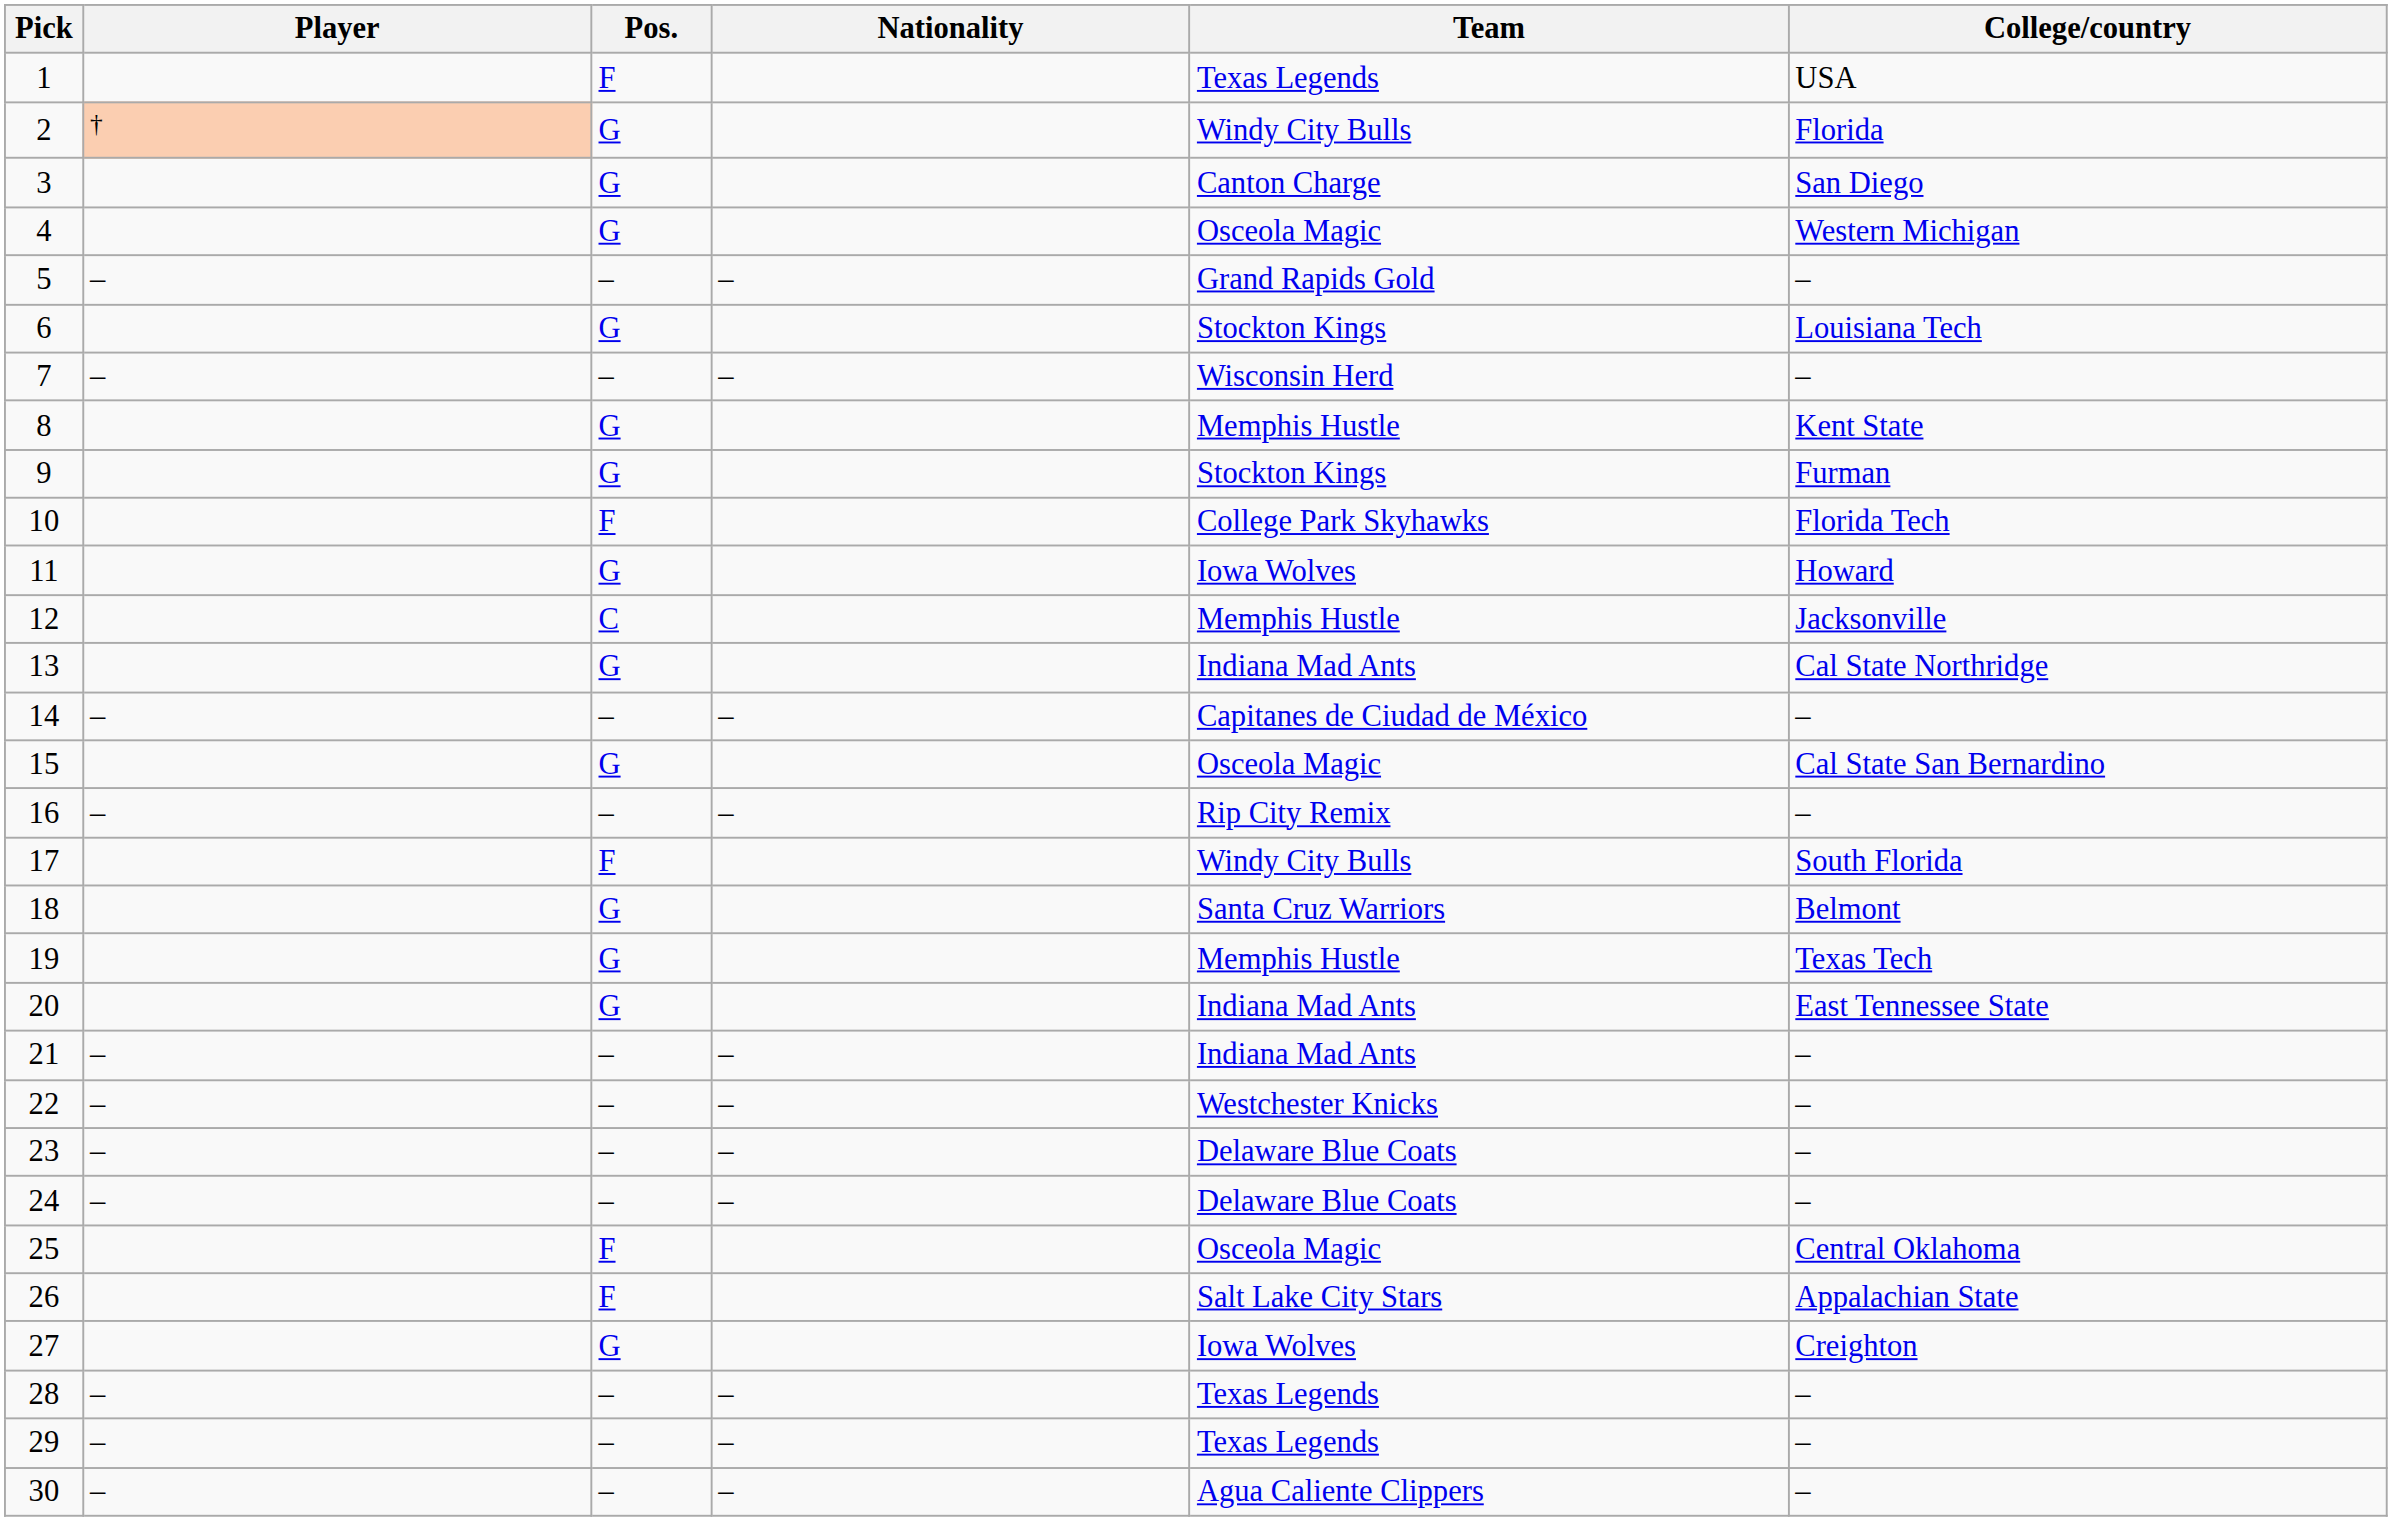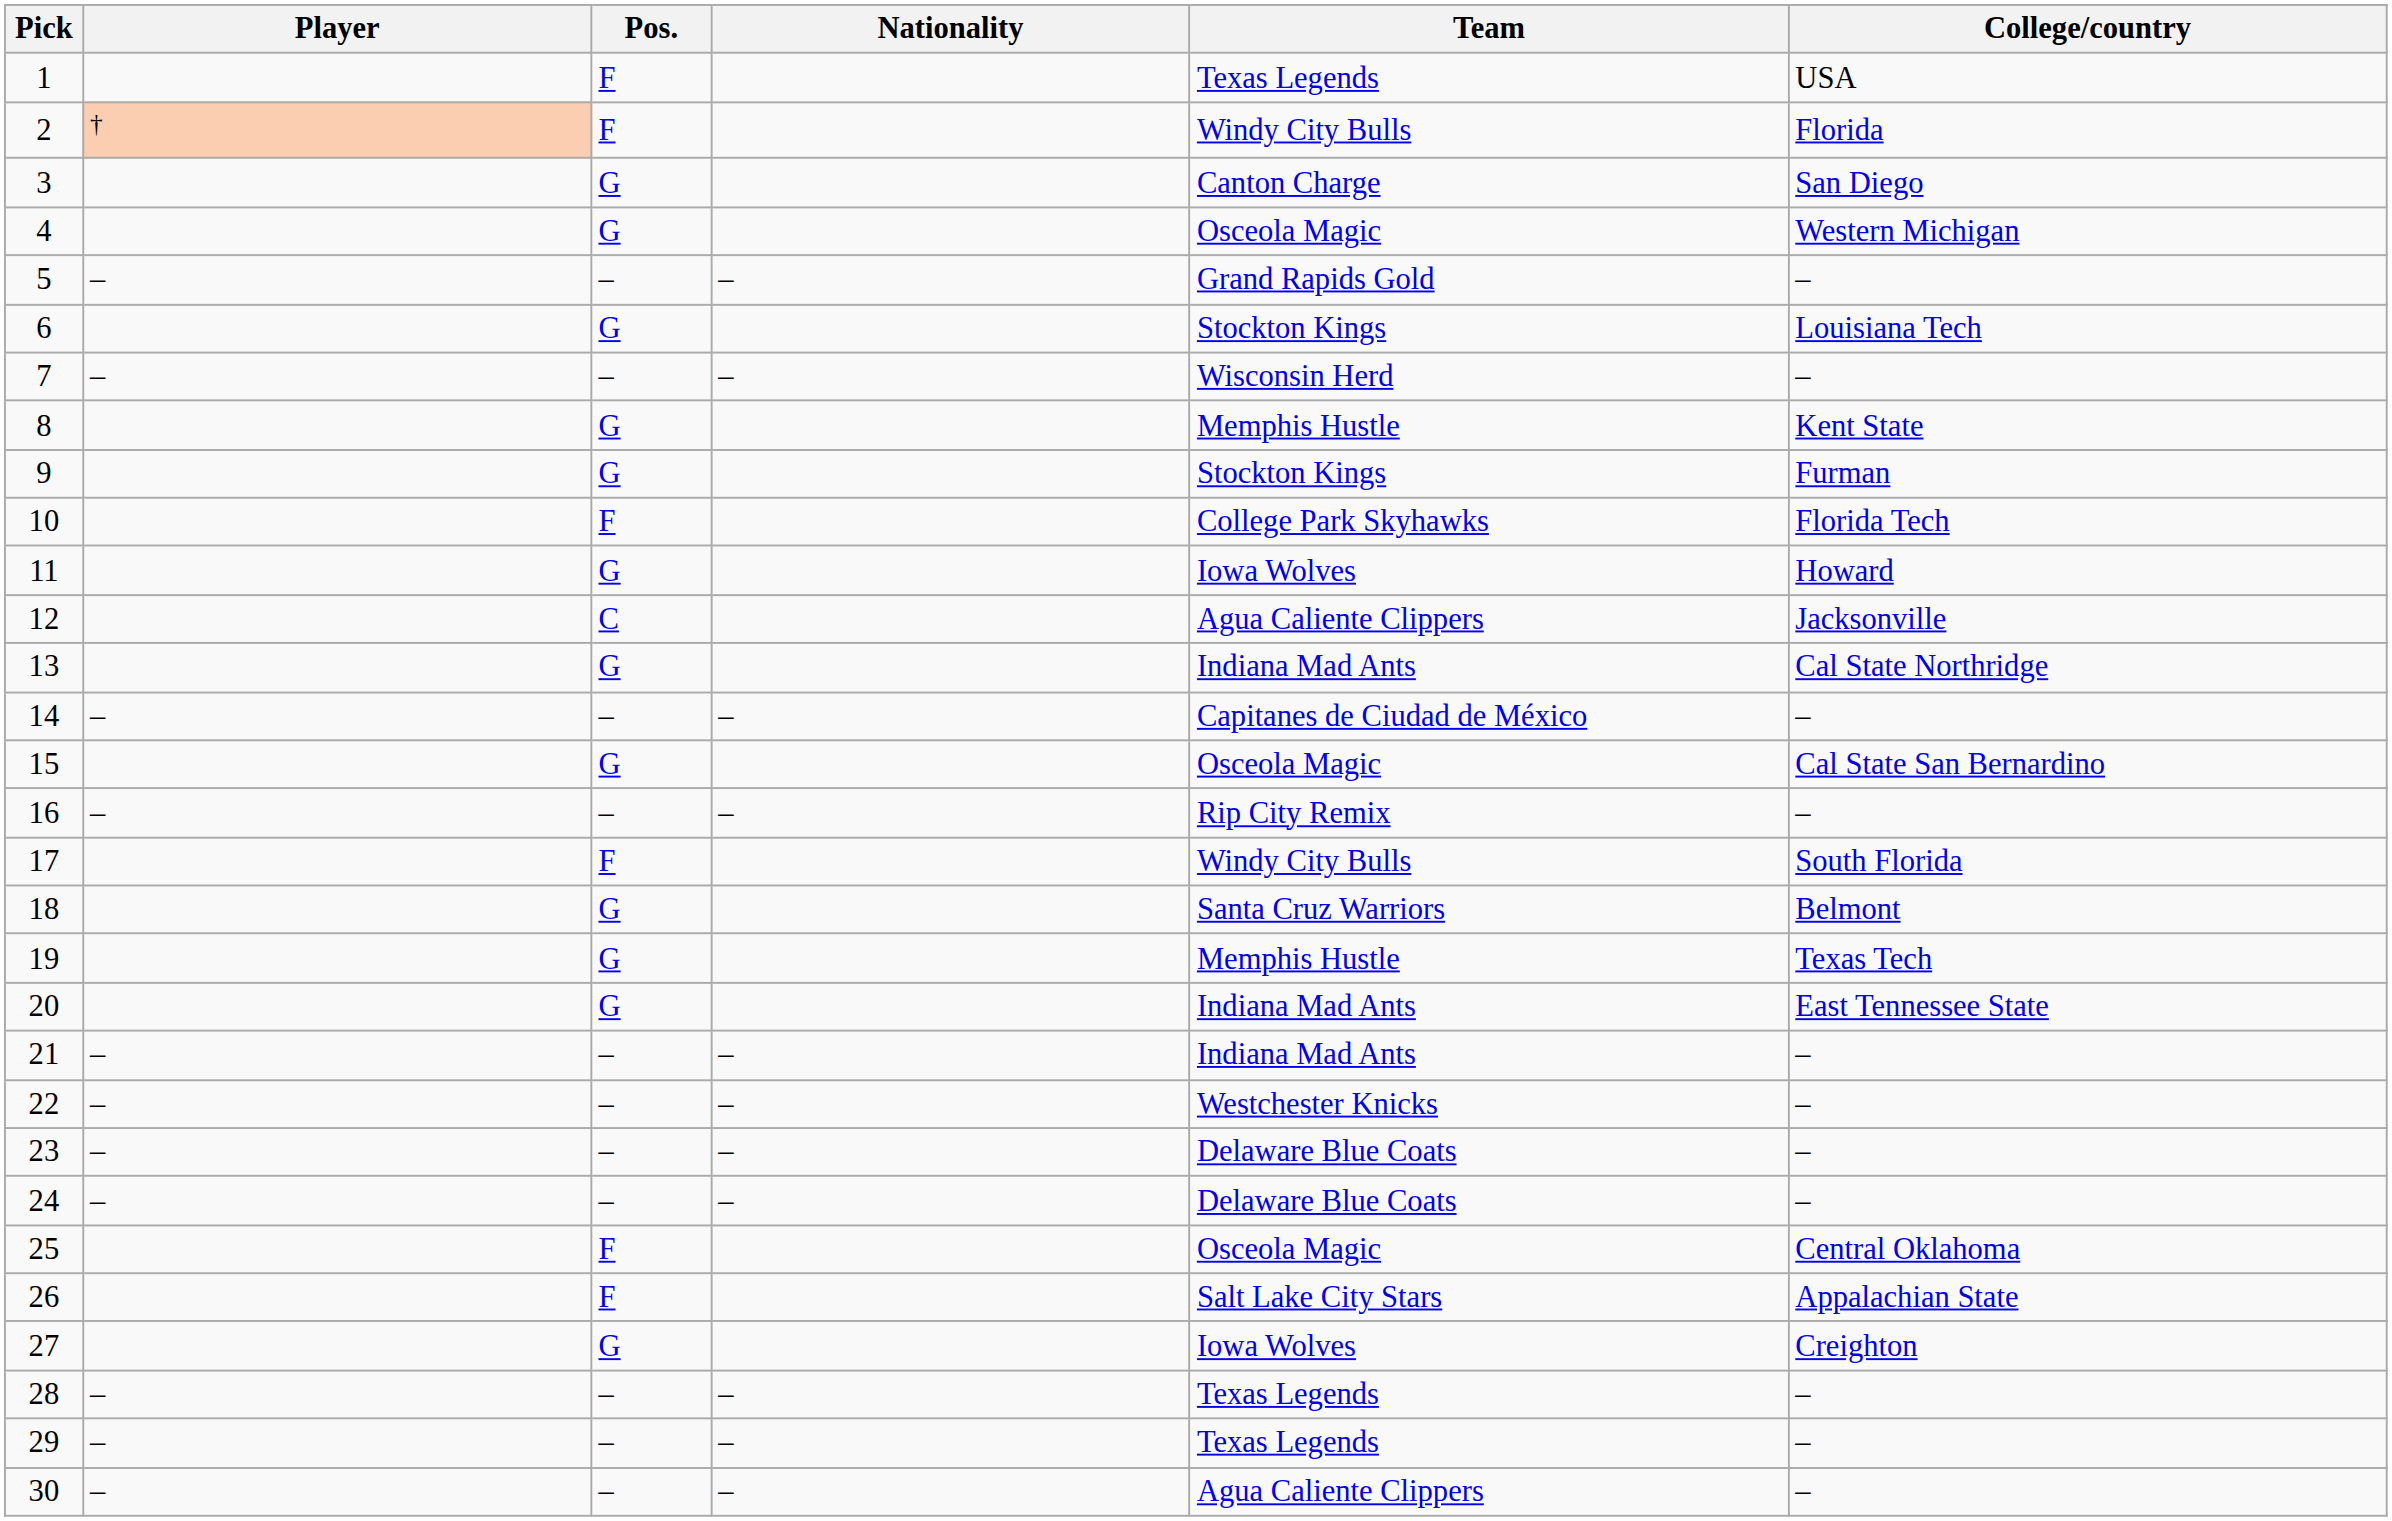(610, 129) G -> (607, 129) F
(1298, 618) Memphis Hustle -> (1340, 618) Agua Caliente Clippers
